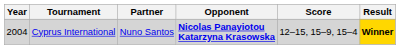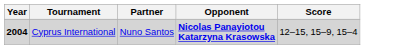- column: (378, 12)
(17, 32) normal -> (17, 32) bold
